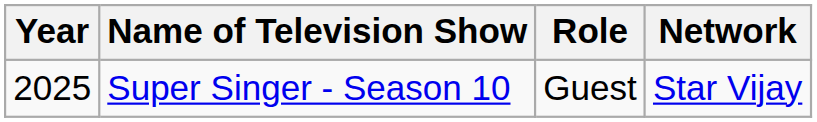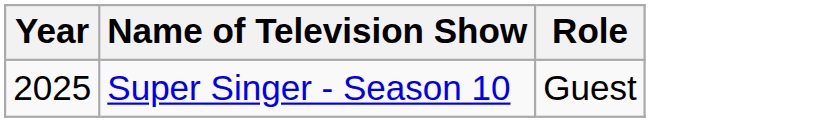- column: (728, 32)
